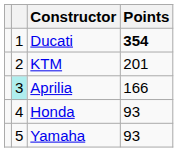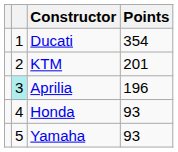(136, 40) bold -> (136, 40) normal
(136, 88) 166 -> (136, 88) 196
